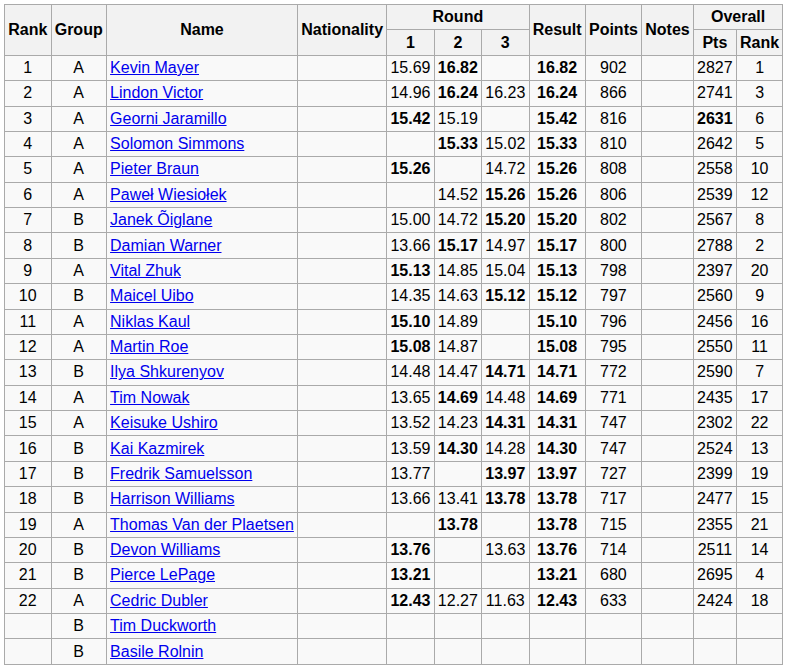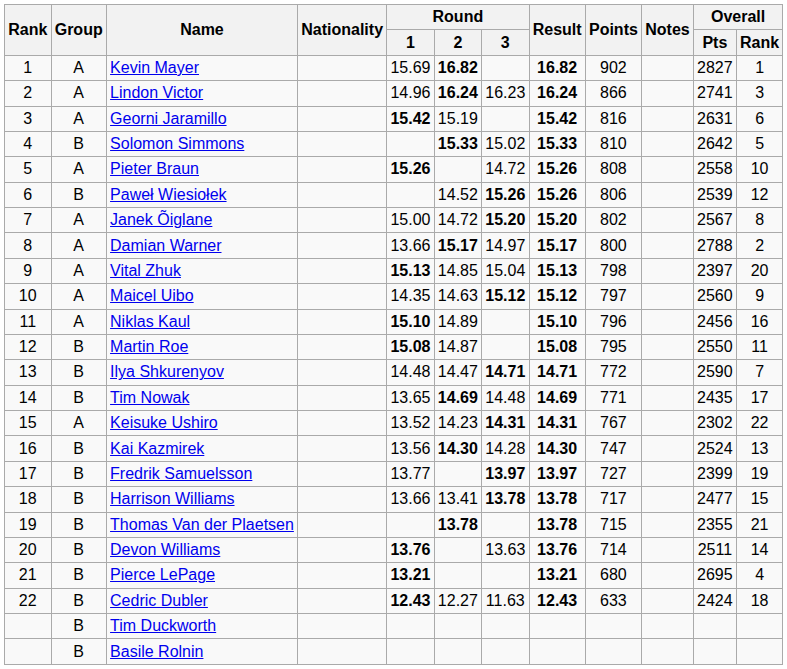(715, 118) bold -> (715, 118) normal
(79, 144) A -> (79, 144) B
(79, 194) A -> (79, 194) B
(79, 220) B -> (79, 220) A
(79, 245) B -> (79, 245) A
(79, 296) B -> (79, 296) A
(79, 347) A -> (79, 347) B
(79, 397) A -> (79, 397) B
(613, 423) 747 -> (613, 423) 767
(410, 448) 13.59 -> (410, 448) 13.56
(79, 524) A -> (79, 524) B
(79, 600) A -> (79, 600) B
